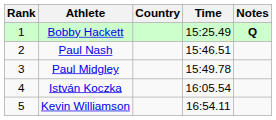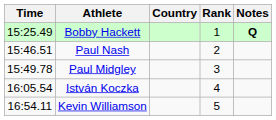columns swapped: (21, 13) <-> (208, 13)
